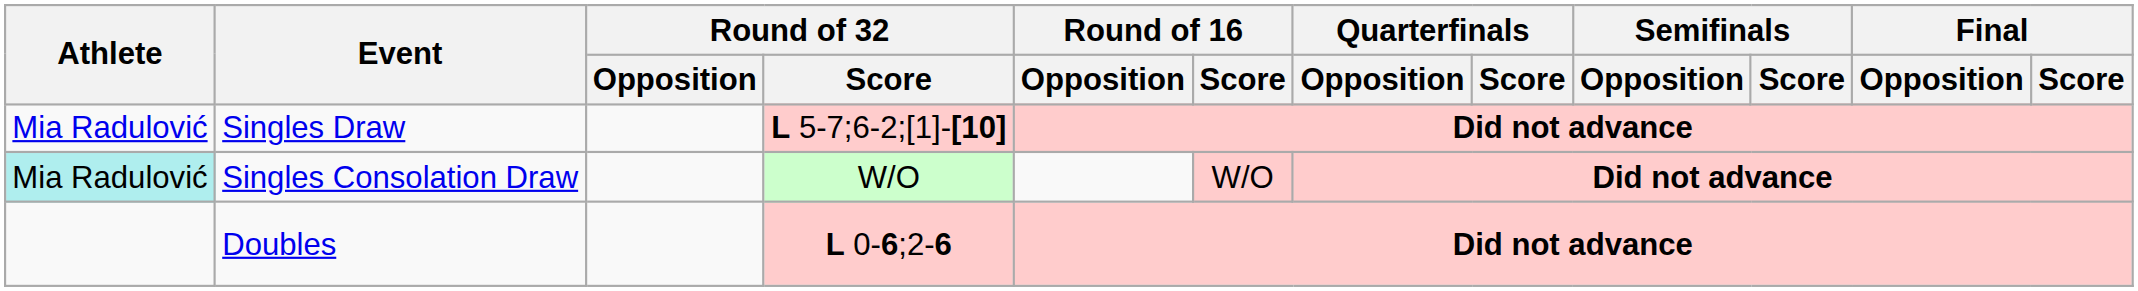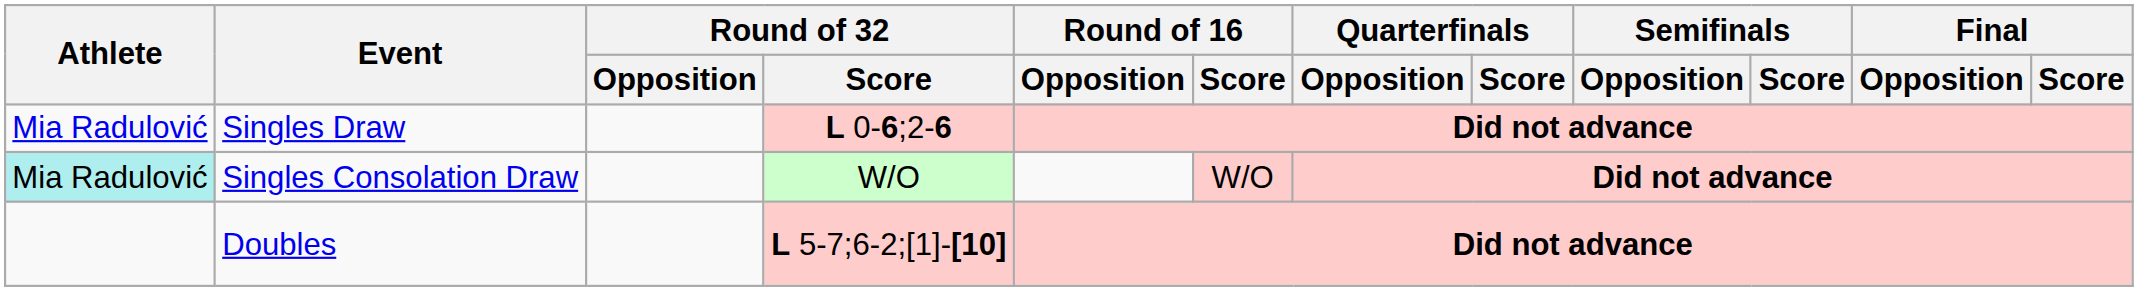(889, 128) L 5-7;6-2;[1]-[10] -> (889, 128) L 0-6;2-6
(889, 244) L 0-6;2-6 -> (889, 244) L 5-7;6-2;[1]-[10]
